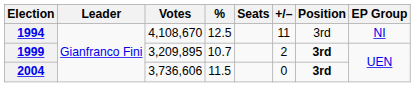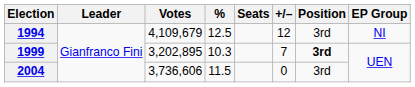(175, 33) 4,108,670 -> (175, 33) 4,109,679
(284, 33) 11 -> (284, 33) 12
(175, 52) 3,209,895 -> (175, 52) 3,202,895
(220, 52) 10.7 -> (220, 52) 10.3
(284, 52) 2 -> (284, 52) 7
(322, 71) bold -> (322, 71) normal
